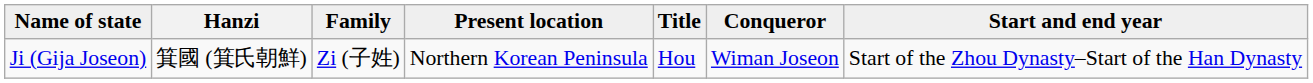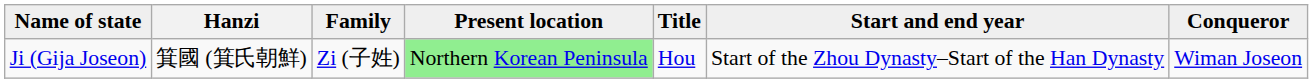columns swapped: (1075, 21) <-> (775, 21)
(529, 58) no background -> (529, 58) lightgreen background
